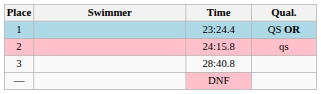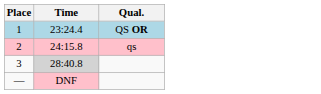- column: (110, 13)
(219, 64) no background -> (66, 64) lightgrey background
